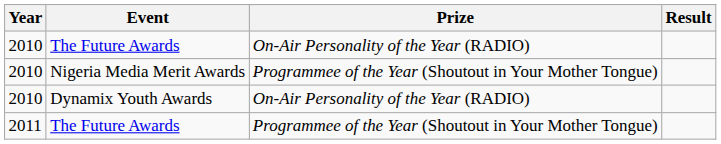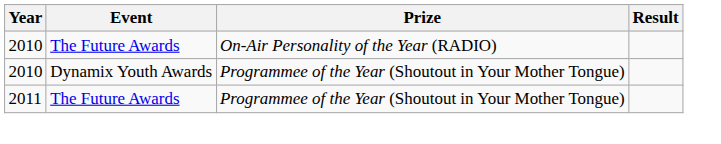- row: (25, 71)
(391, 98) On-Air Personality of the Year (RADIO) -> (422, 71) Programmee of the Year (Shoutout in Your Mother Tongue)
